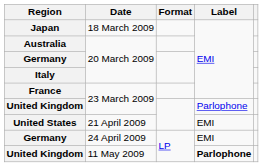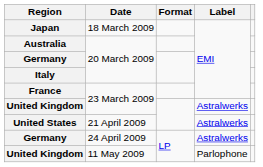(222, 106) Parlophone -> (222, 106) Astralwerks
(206, 122) EMI -> (222, 122) Astralwerks
(206, 138) EMI -> (222, 138) Astralwerks
(224, 153) bold -> (222, 153) normal
